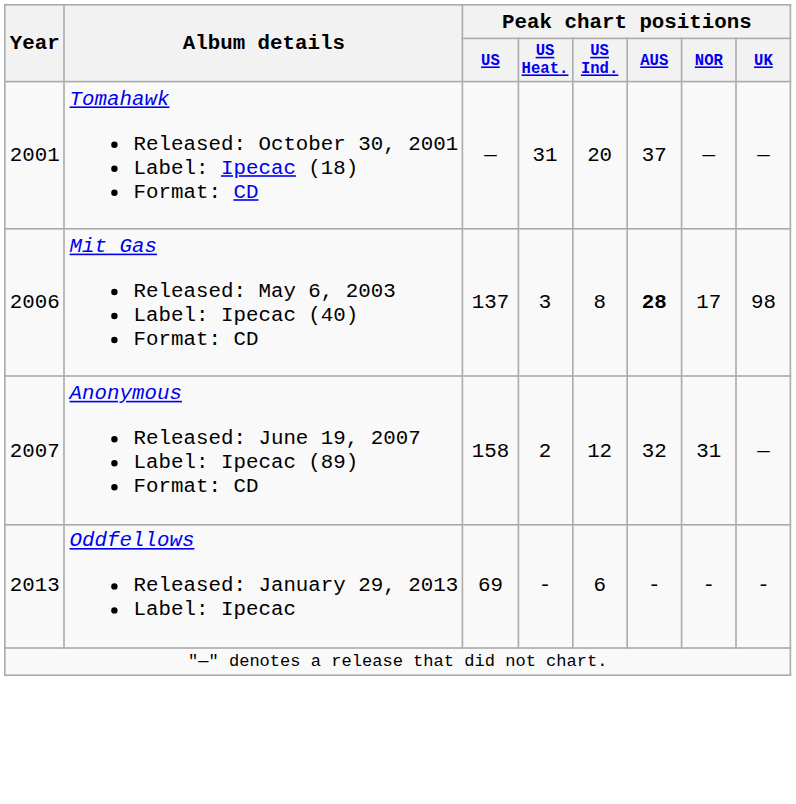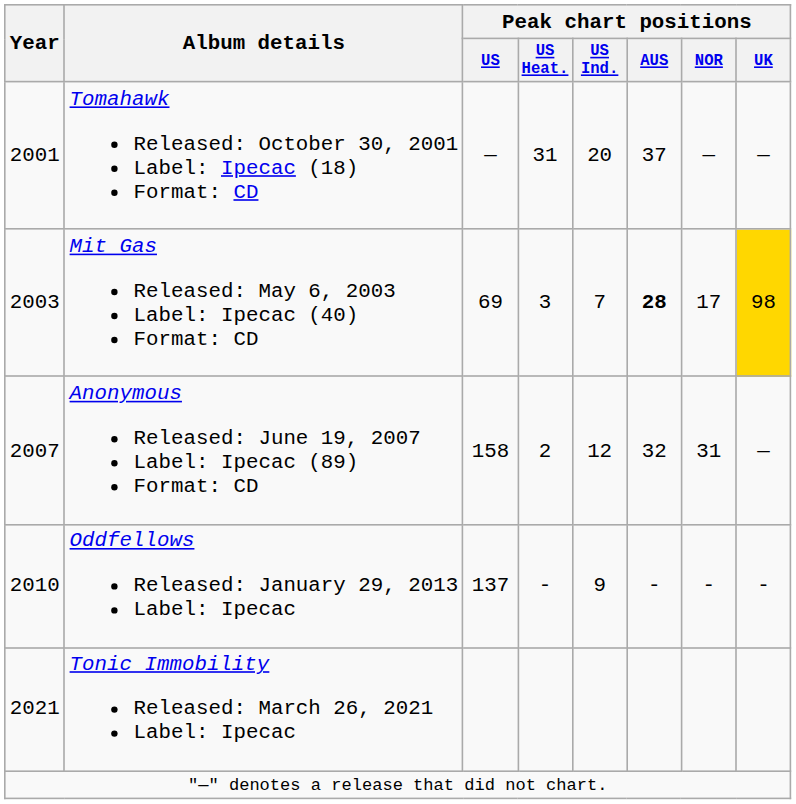(35, 303) 2006 -> (35, 303) 2003
(490, 303) 137 -> (490, 303) 69
(600, 303) 8 -> (600, 303) 7
(763, 303) no background -> (763, 303) gold background
(35, 586) 2013 -> (35, 586) 2010
(490, 586) 69 -> (490, 586) 137
(600, 586) 6 -> (600, 586) 9
+ row: (264, 699)
